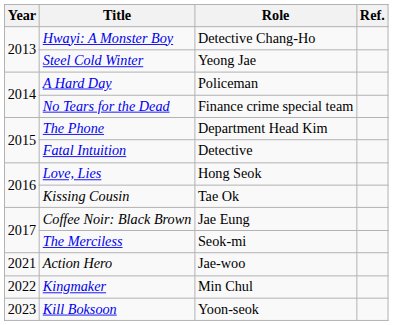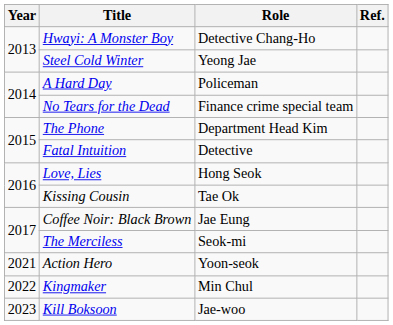(222, 264) Jae-woo -> (228, 264) Yoon-seok
(228, 309) Yoon-seok -> (222, 309) Jae-woo
